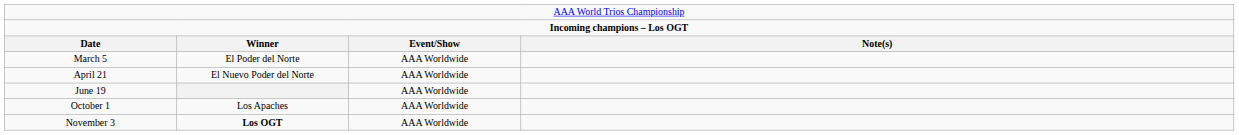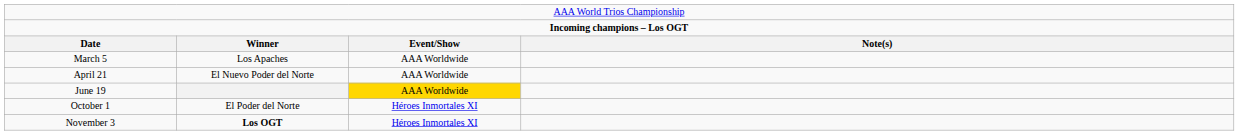(262, 59) El Poder del Norte -> (262, 59) Los Apaches
(435, 91) no background -> (435, 91) gold background
(262, 106) Los Apaches -> (262, 106) El Poder del Norte
(435, 106) AAA Worldwide -> (435, 106) Héroes Inmortales XI
(435, 122) AAA Worldwide -> (435, 122) Héroes Inmortales XI
